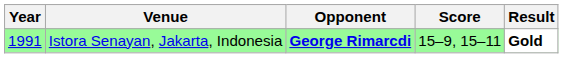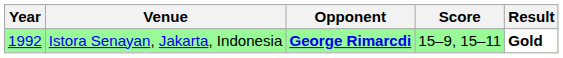(25, 41) 1991 -> (25, 41) 1992
